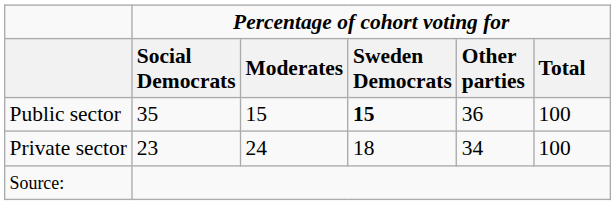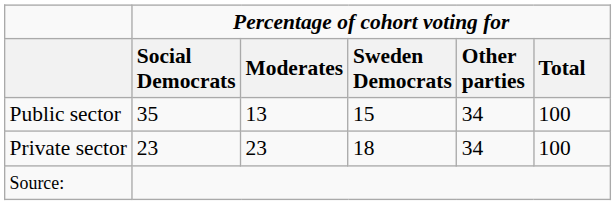(256, 114) 15 -> (256, 114) 13
(364, 114) bold -> (364, 114) normal
(472, 114) 36 -> (472, 114) 34
(256, 148) 24 -> (256, 148) 23
